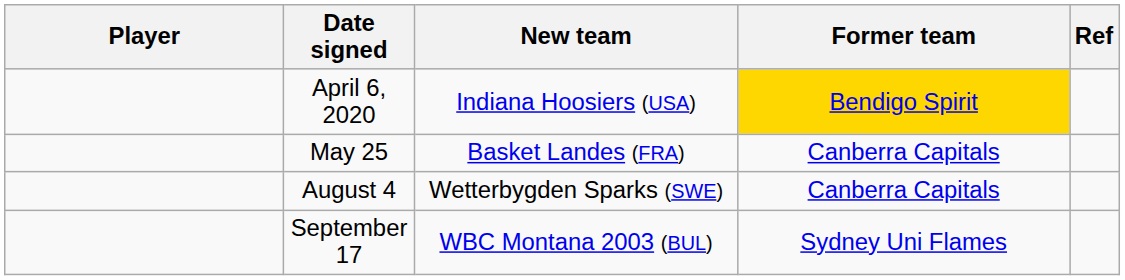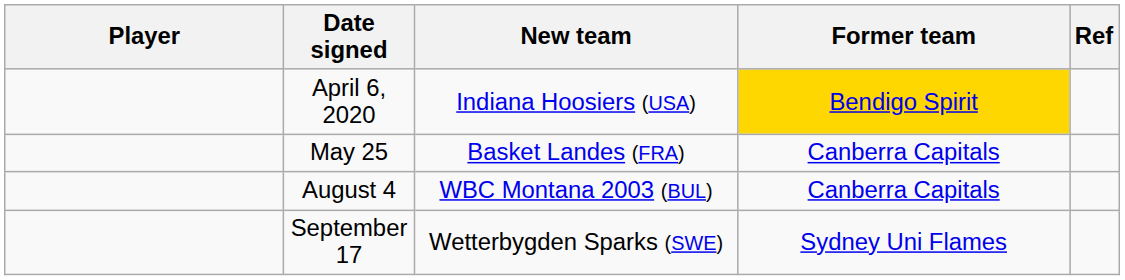(576, 190) Wetterbygden Sparks (SWE) -> (576, 190) WBC Montana 2003 (BUL)
(576, 241) WBC Montana 2003 (BUL) -> (576, 241) Wetterbygden Sparks (SWE)
